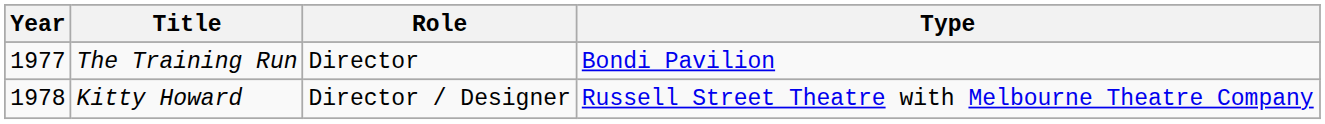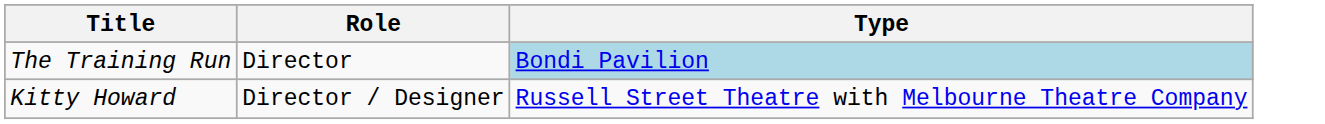- column: (38, 24)
(678, 61) no background -> (612, 61) lightblue background
